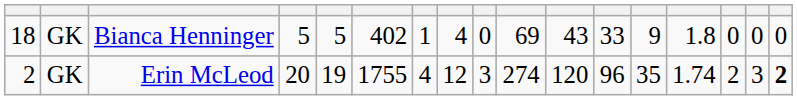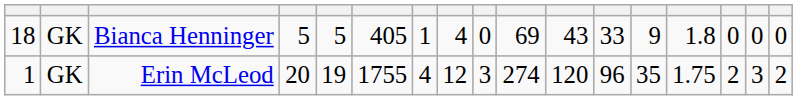(389, 35) 402 -> (389, 35) 405
(29, 74) 2 -> (29, 74) 1
(694, 74) 1.74 -> (694, 74) 1.75
(781, 74) bold -> (781, 74) normal
